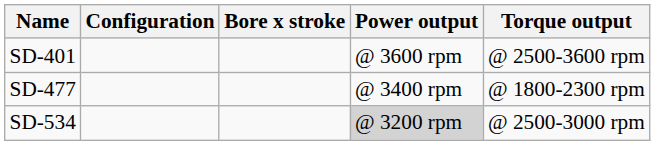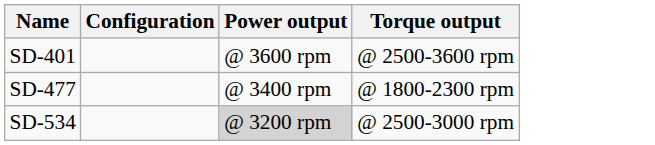- column: (285, 21)
